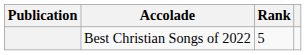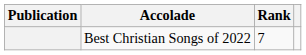(261, 38) 5 -> (261, 38) 7
